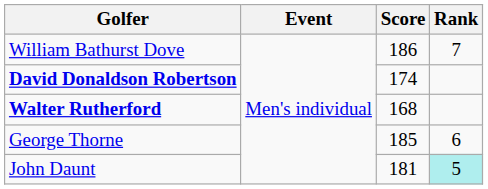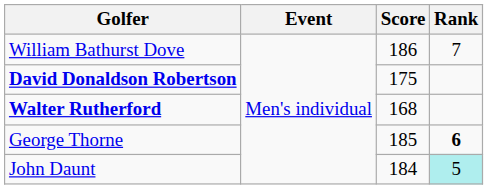(403, 79) 174 -> (403, 79) 175
(456, 139) normal -> (456, 139) bold
(403, 169) 181 -> (403, 169) 184
